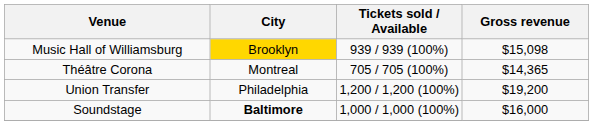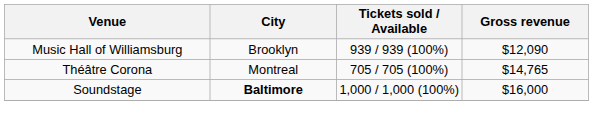(273, 49) gold background -> (273, 49) no background
(525, 49) $15,098 -> (525, 49) $12,090
(525, 69) $14,365 -> (525, 69) $14,765
- row: (107, 89)
